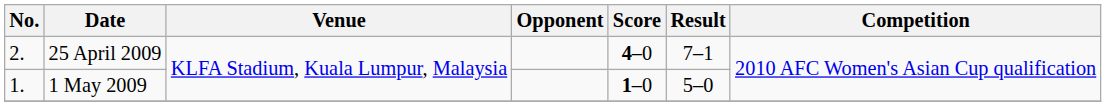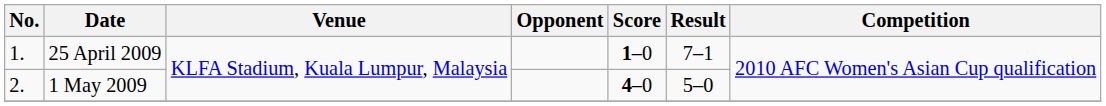(17, 52) 2. -> (17, 52) 1.
(637, 52) 4–0 -> (637, 52) 1–0
(17, 85) 1. -> (17, 85) 2.
(637, 85) 1–0 -> (637, 85) 4–0
